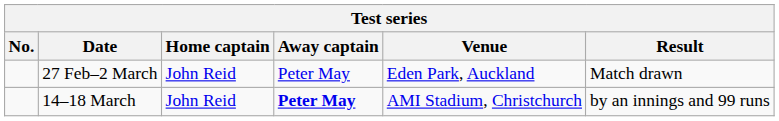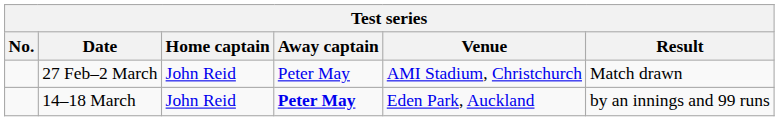(461, 73) Eden Park, Auckland -> (484, 73) AMI Stadium, Christchurch
(484, 101) AMI Stadium, Christchurch -> (461, 101) Eden Park, Auckland
